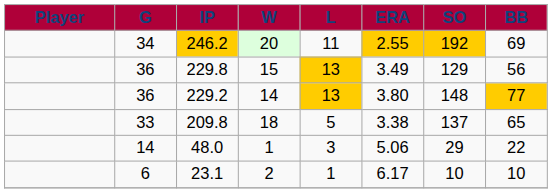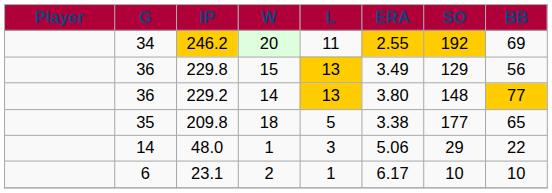(145, 122) 33 -> (145, 122) 35
(454, 122) 137 -> (454, 122) 177
